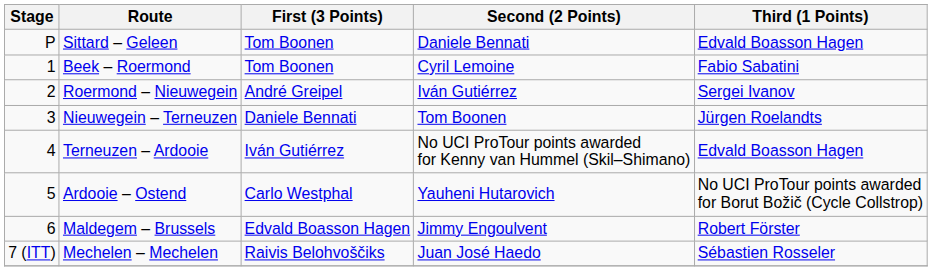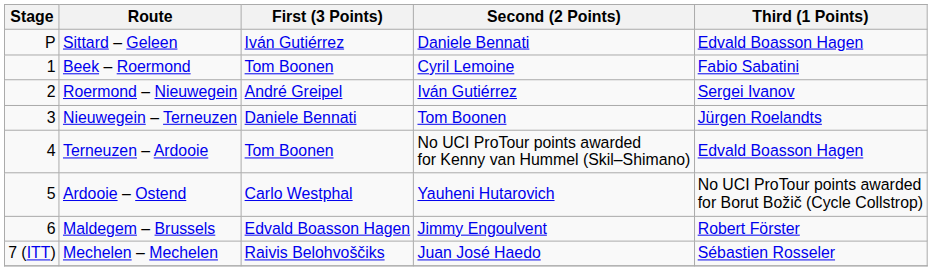(289, 42) Tom Boonen -> (294, 42) Iván Gutiérrez
(294, 151) Iván Gutiérrez -> (289, 151) Tom Boonen
